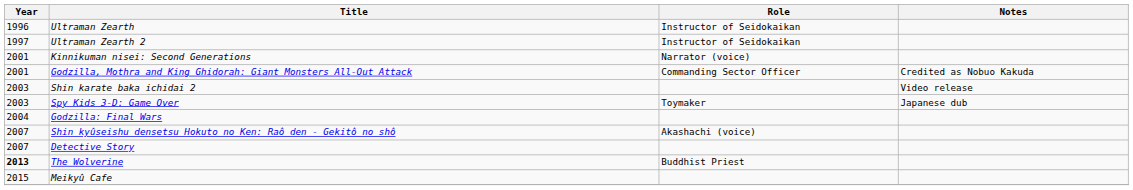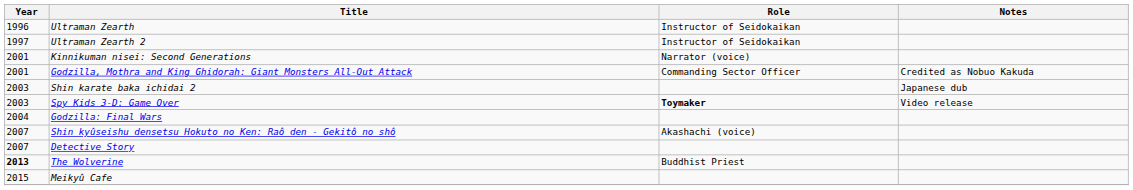(937, 87) Video release -> (934, 87) Japanese dub
(684, 102) normal -> (684, 102) bold
(934, 102) Japanese dub -> (937, 102) Video release
